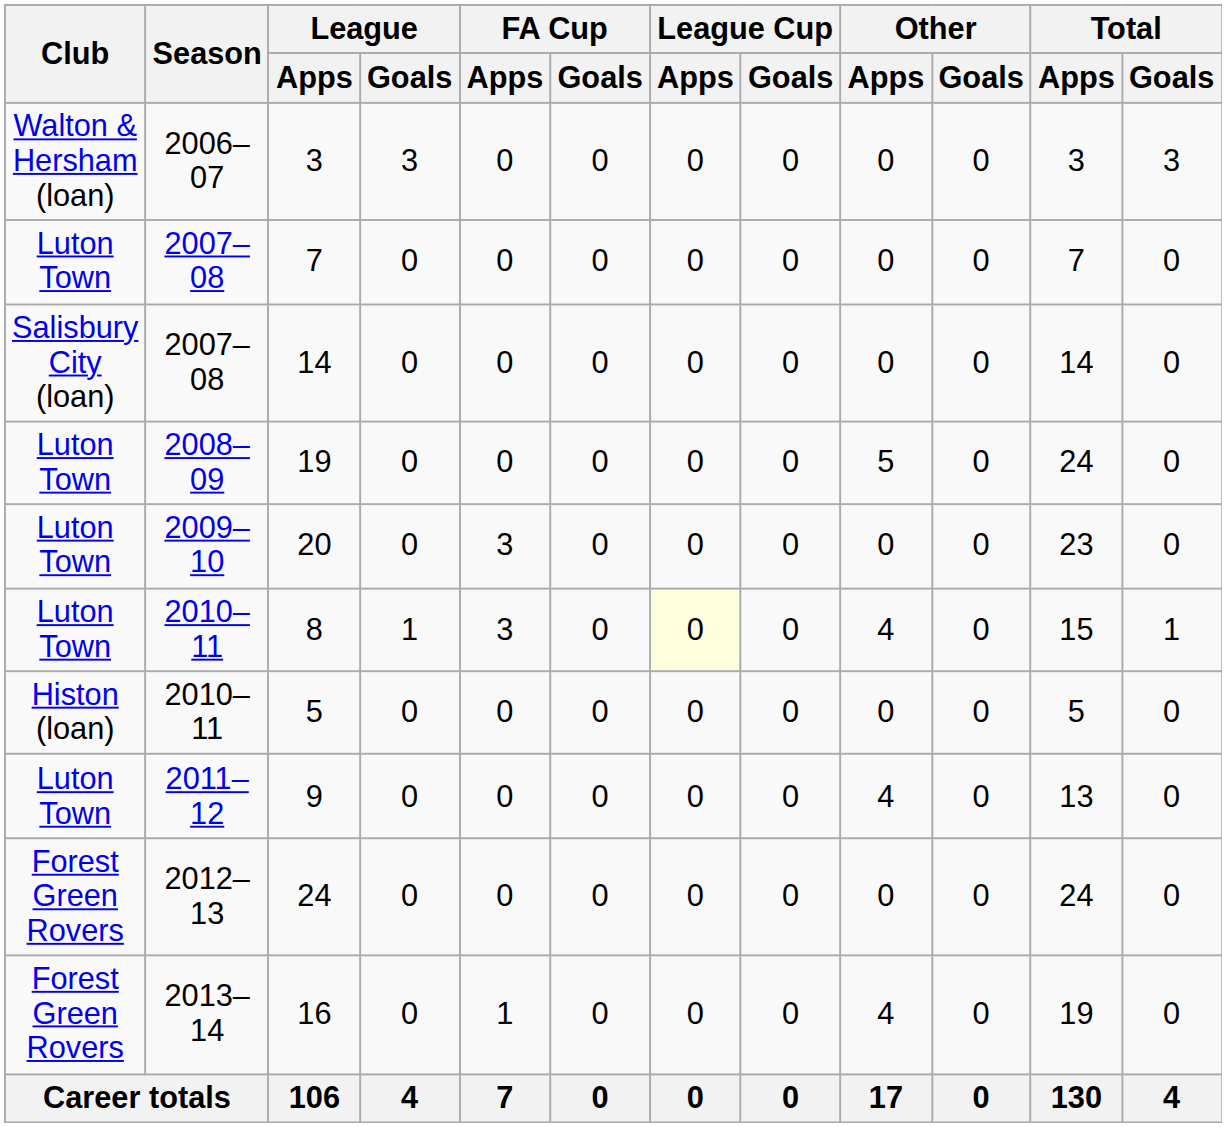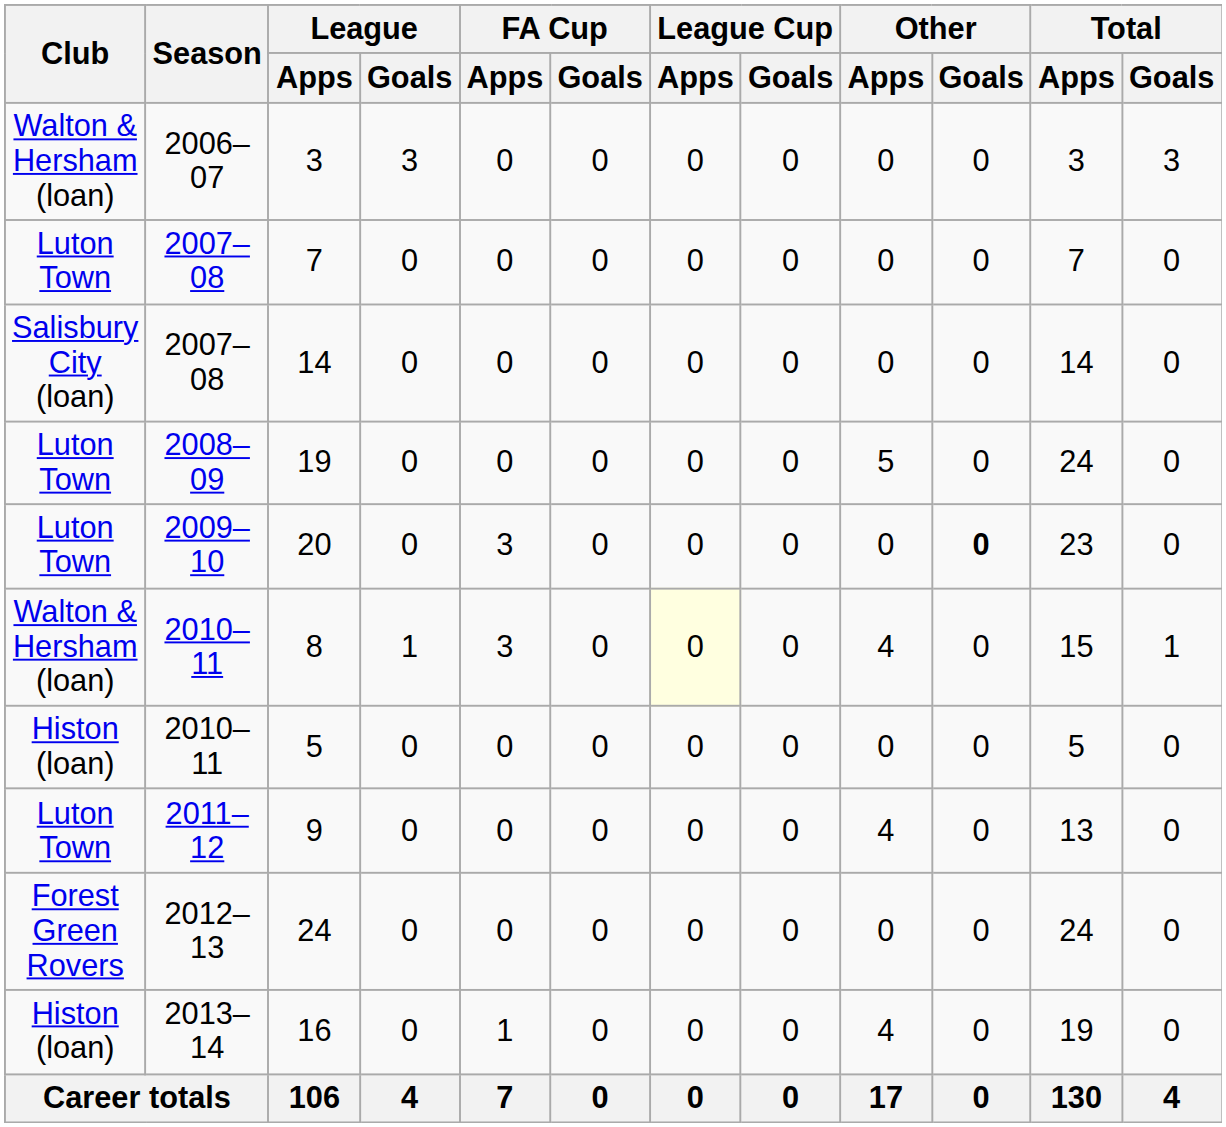(981, 545) normal -> (981, 545) bold
(75, 629) Luton Town -> (75, 646) Walton & Hersham (loan)
(75, 1014) Forest Green Rovers -> (75, 1031) Histon (loan)
